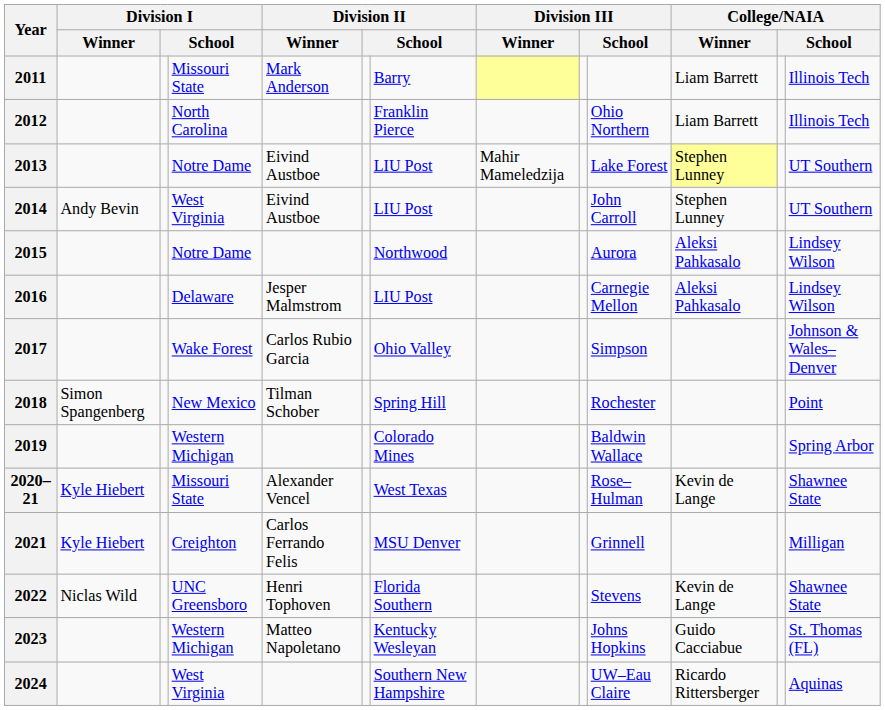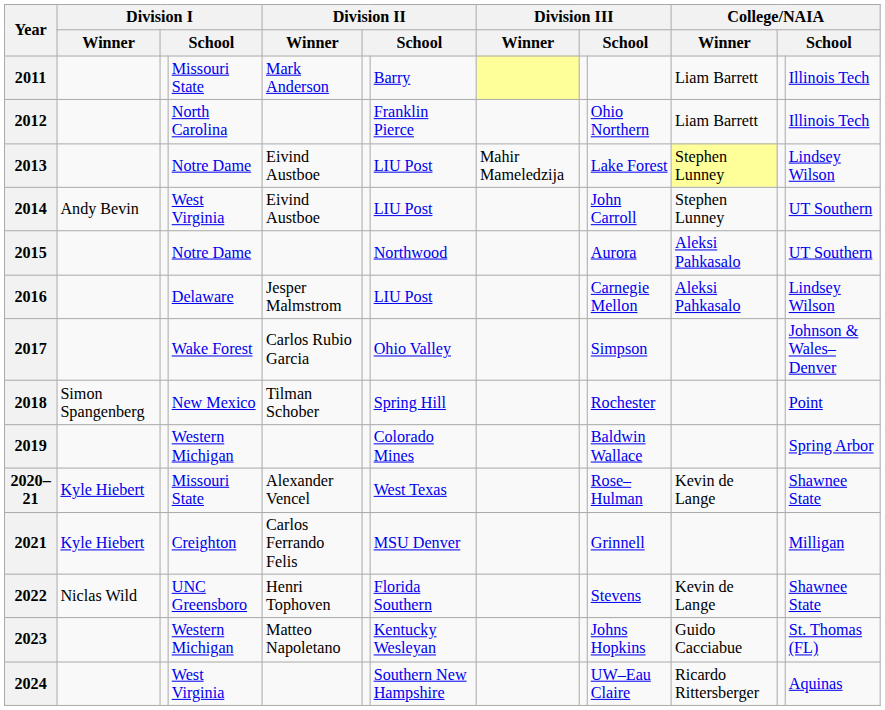(831, 165) UT Southern -> (815, 165) Lindsey Wilson
(815, 252) Lindsey Wilson -> (831, 252) UT Southern
